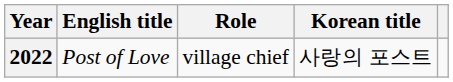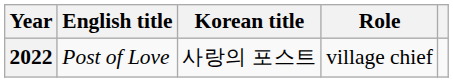columns swapped: (366, 21) <-> (236, 21)
